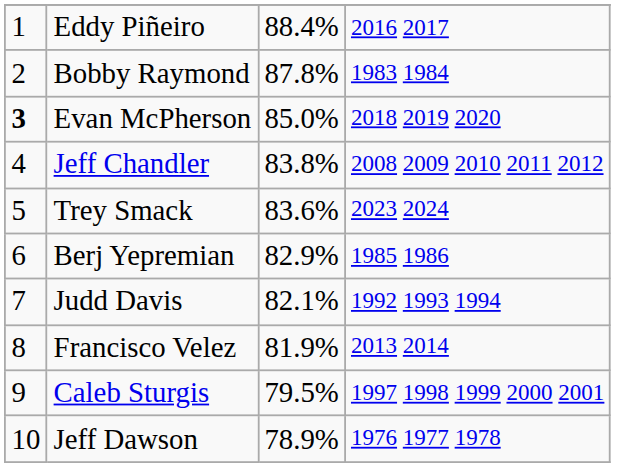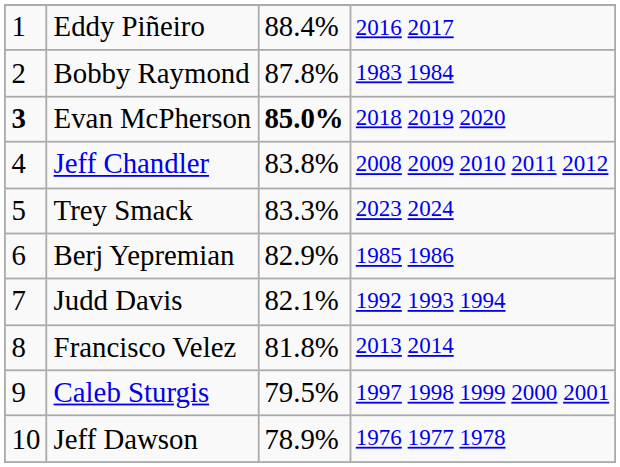(302, 118) normal -> (304, 118) bold
(302, 210) 83.6% -> (302, 210) 83.3%
(302, 347) 81.9% -> (302, 347) 81.8%
